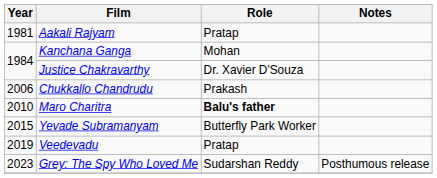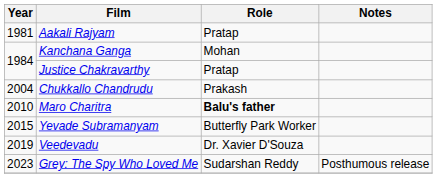(253, 70) Dr. Xavier D'Souza -> (221, 70) Pratap
(20, 88) 2006 -> (20, 88) 2004
(221, 145) Pratap -> (253, 145) Dr. Xavier D'Souza
